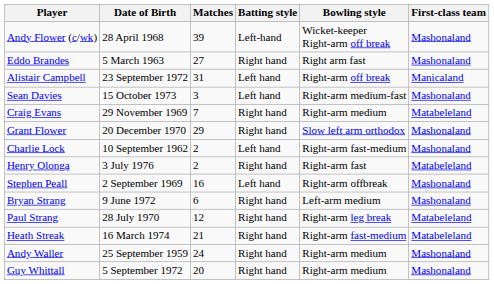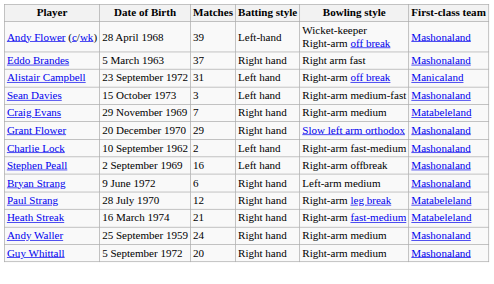(199, 60) 27 -> (199, 60) 37
- row: (38, 165)
